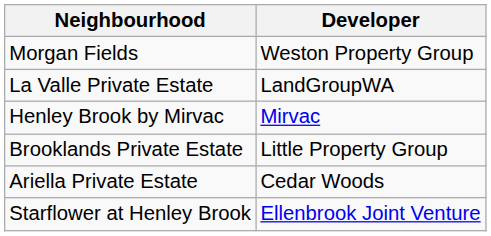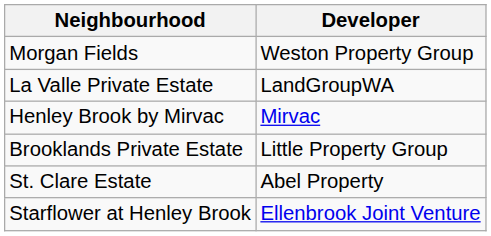+ row: (80, 181)
- row: (104, 181)
